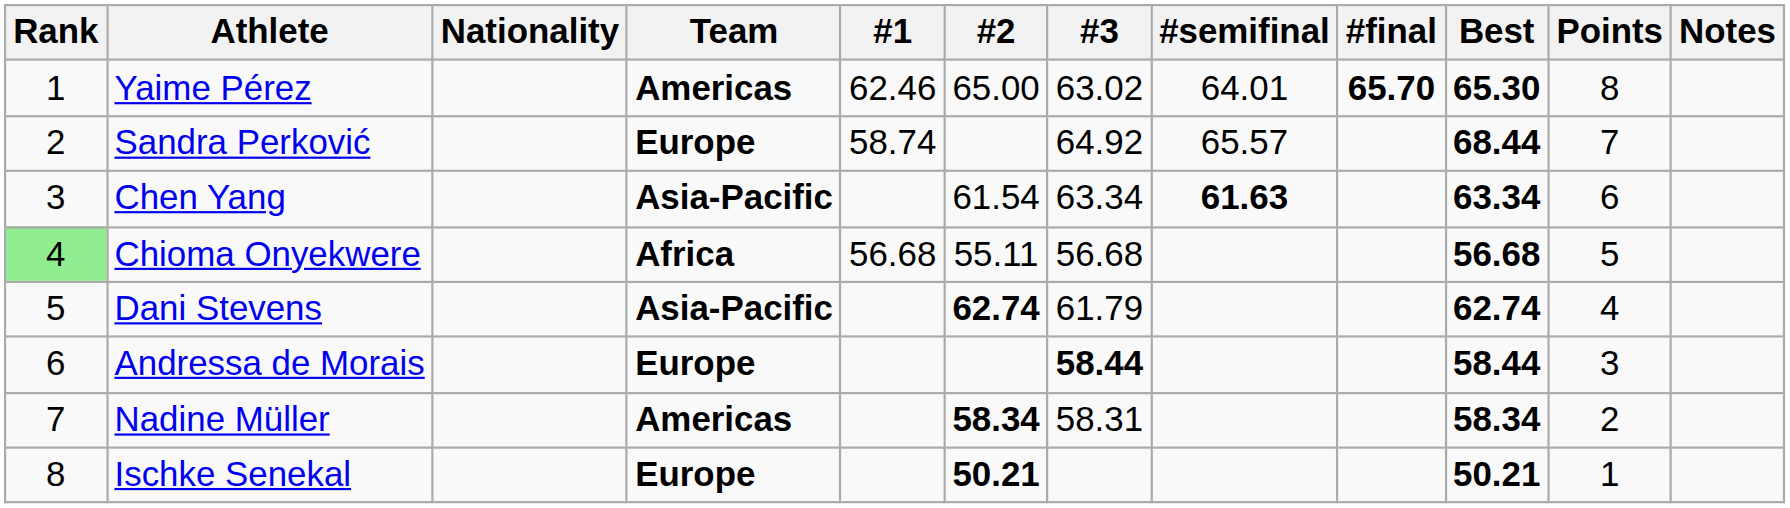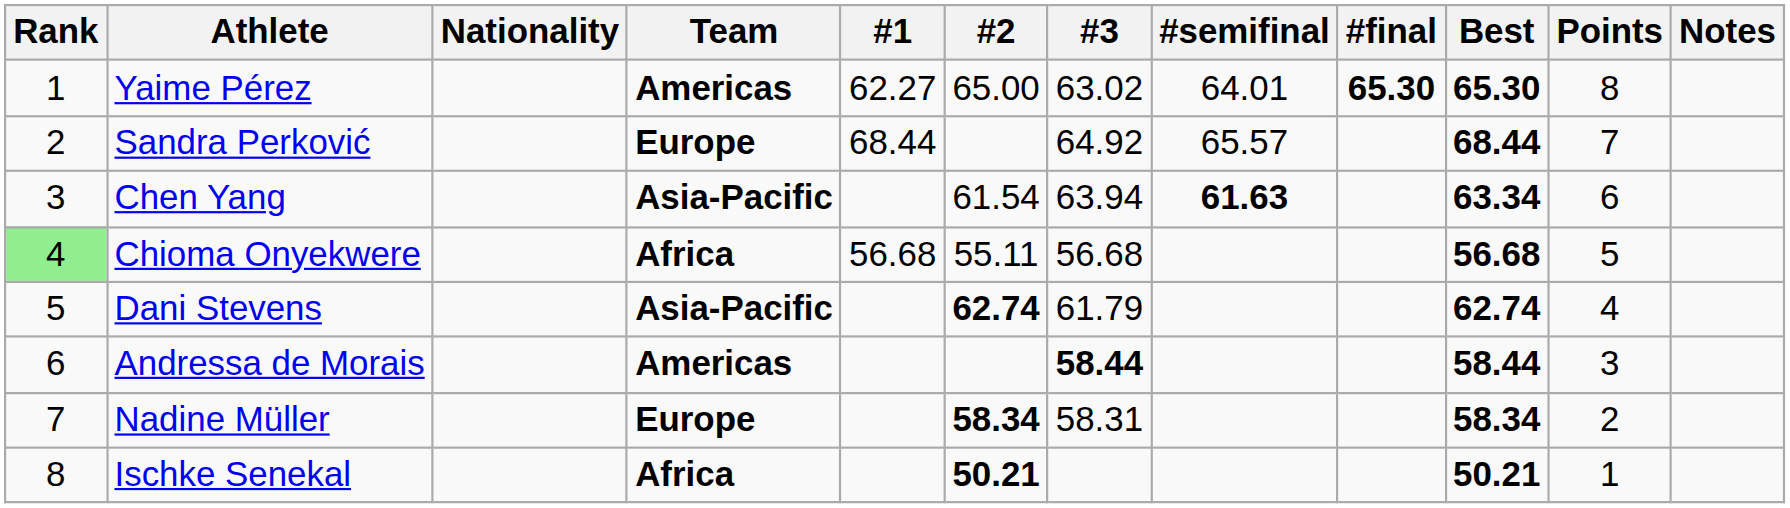(893, 87) 62.46 -> (893, 87) 62.27
(1391, 87) 65.70 -> (1391, 87) 65.30
(893, 142) 58.74 -> (893, 142) 68.44
(1099, 198) 63.34 -> (1099, 198) 63.94
(695, 364) Europe -> (714, 364) Americas
(714, 419) Americas -> (695, 419) Europe
(695, 474) Europe -> (685, 474) Africa
